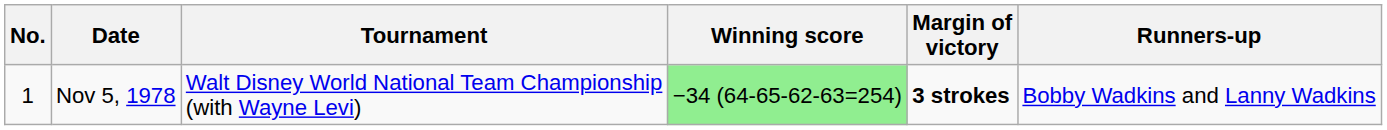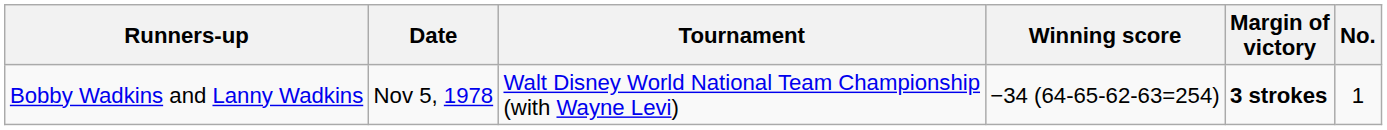columns swapped: (28, 35) <-> (1199, 35)
(787, 95) lightgreen background -> (1105, 95) no background
